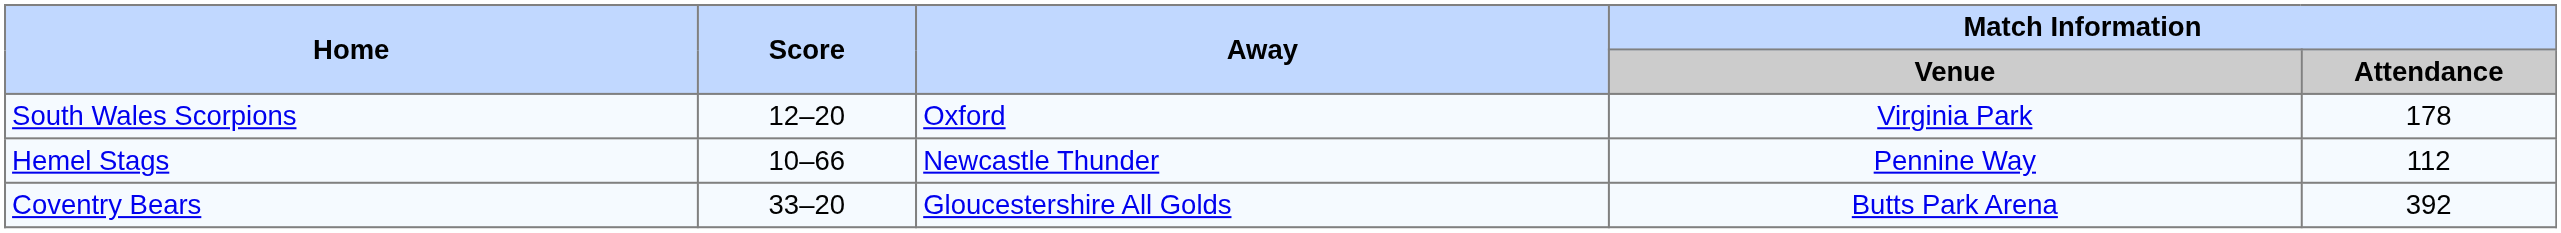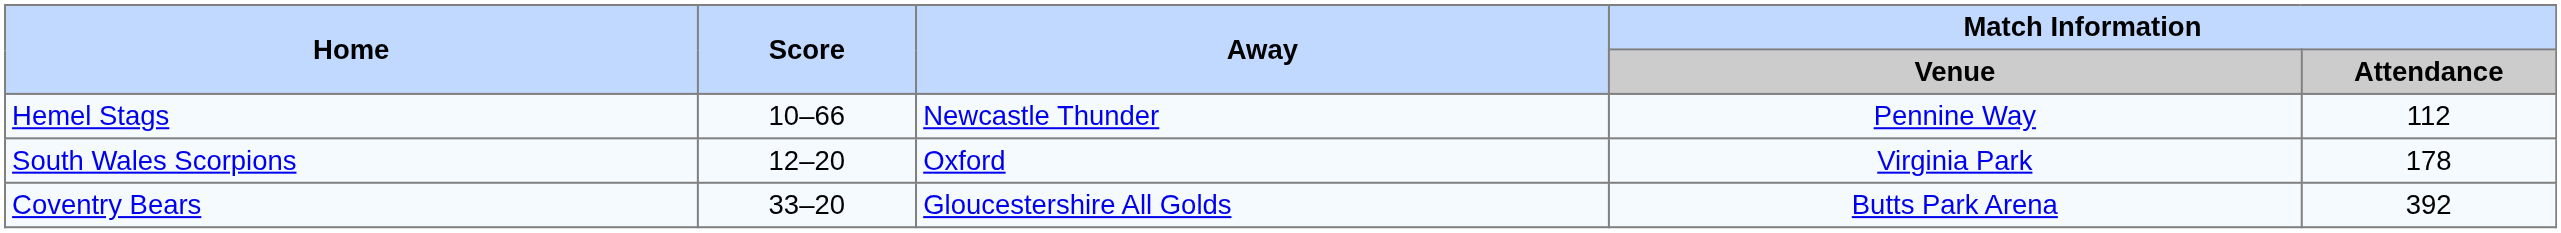rows swapped: (154, 116) <-> (91, 161)
